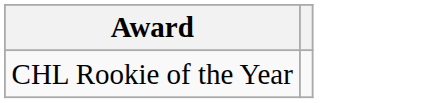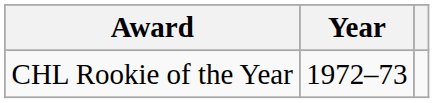+ column: (357, 27)
